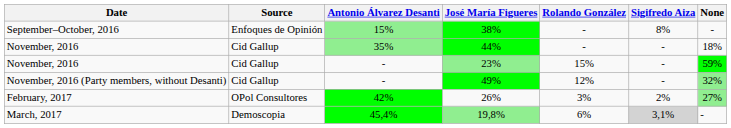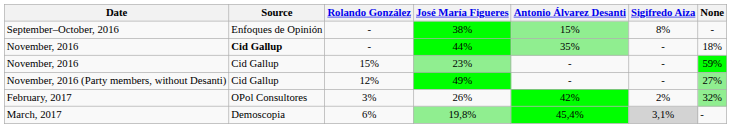columns swapped: (384, 13) <-> (584, 13)
(255, 47) normal -> (257, 47) bold
(712, 81) 32% -> (712, 81) 27%
(712, 98) 27% -> (712, 98) 32%
